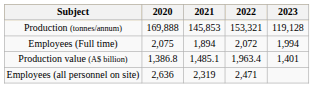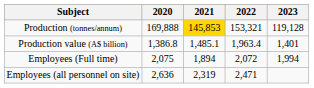(204, 28) no background -> (204, 28) gold background
rows swapped: (73, 59) <-> (73, 43)
